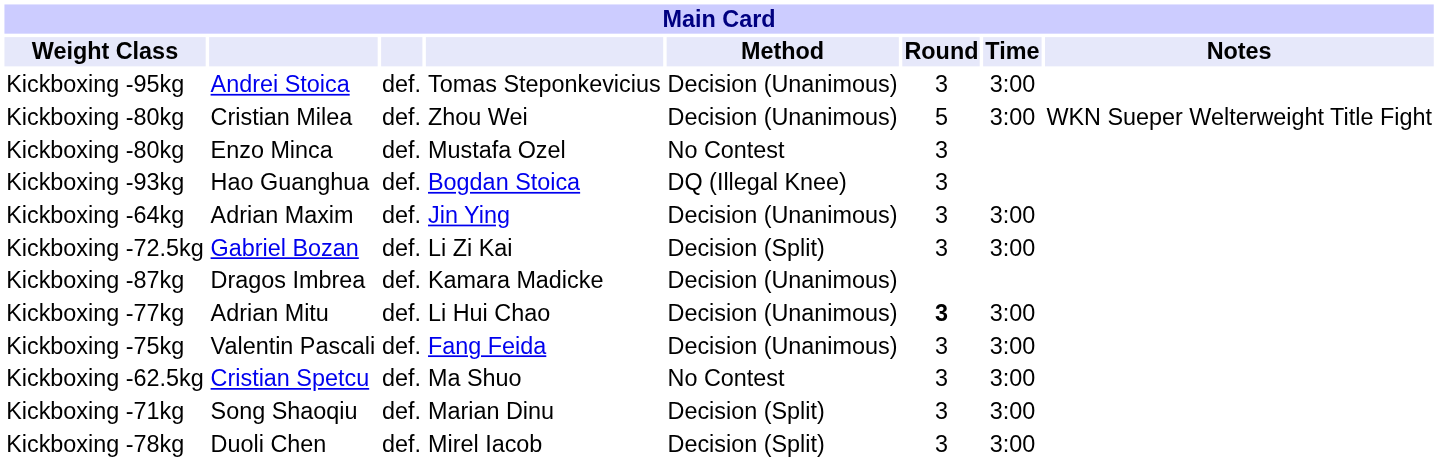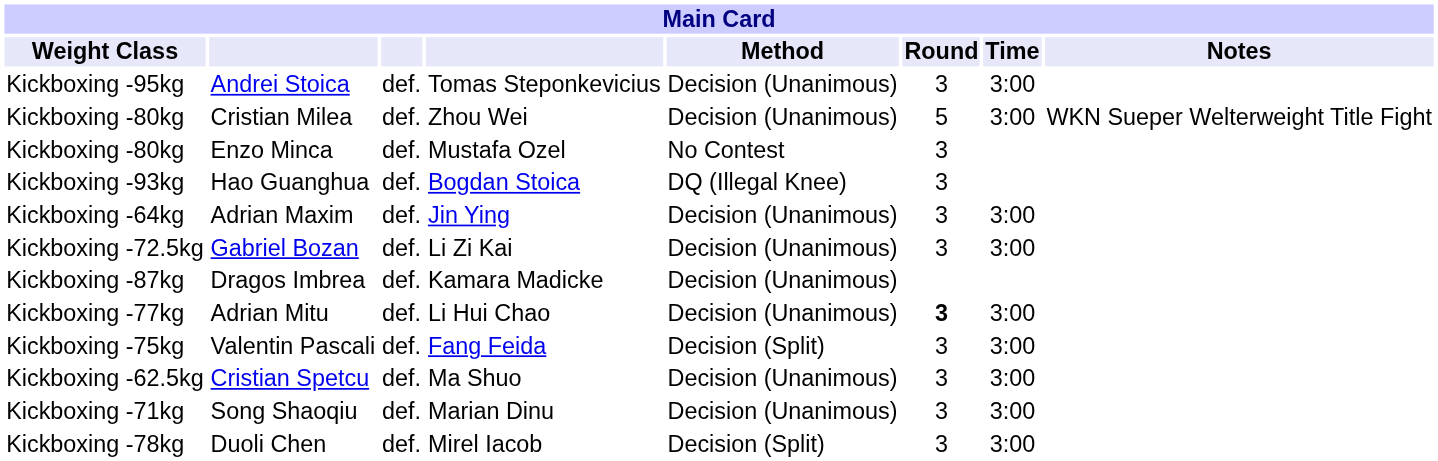(746, 248) Decision (Split) -> (783, 248) Decision (Unanimous)
(783, 346) Decision (Unanimous) -> (746, 346) Decision (Split)
(726, 379) No Contest -> (783, 379) Decision (Unanimous)
(746, 411) Decision (Split) -> (783, 411) Decision (Unanimous)
